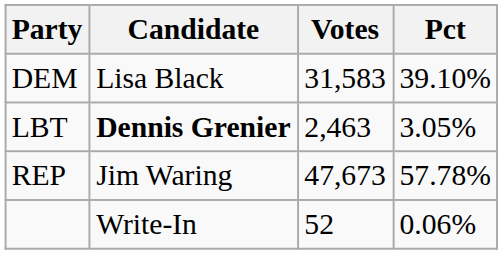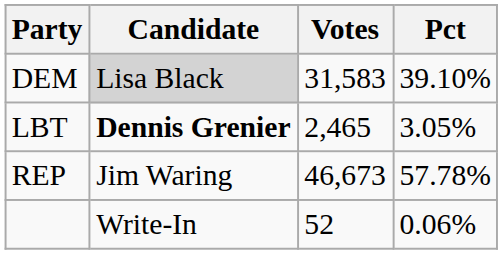(160, 77) no background -> (160, 77) lightgrey background
(338, 126) 2,463 -> (338, 126) 2,465
(345, 175) 47,673 -> (345, 175) 46,673
